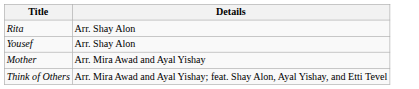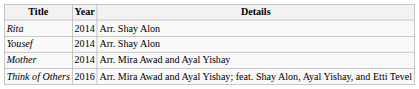+ column: (85, 12)
